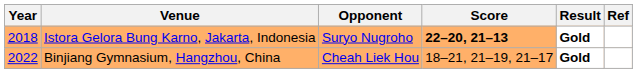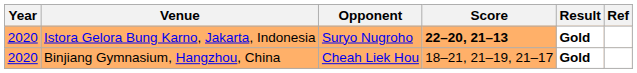(23, 37) 2018 -> (23, 37) 2020
(23, 58) 2022 -> (23, 58) 2020
